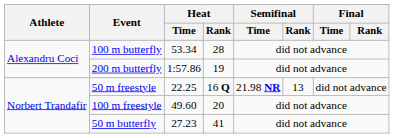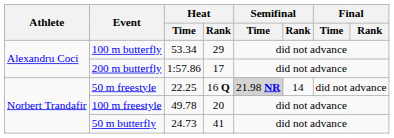(218, 50) 28 -> (218, 50) 29
(218, 68) 19 -> (218, 68) 17
(258, 87) no background -> (258, 87) lightgrey background
(298, 87) 13 -> (298, 87) 14
(184, 105) 49.60 -> (184, 105) 49.78
(184, 124) 27.23 -> (184, 124) 24.73
